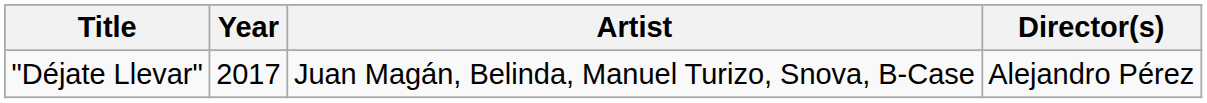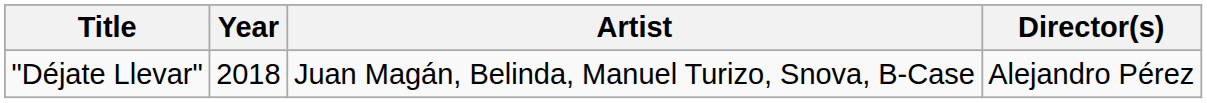(248, 73) 2017 -> (248, 73) 2018
